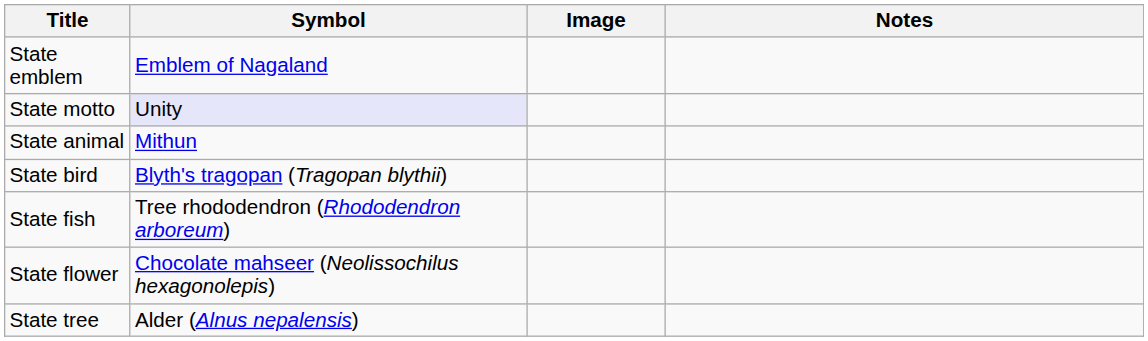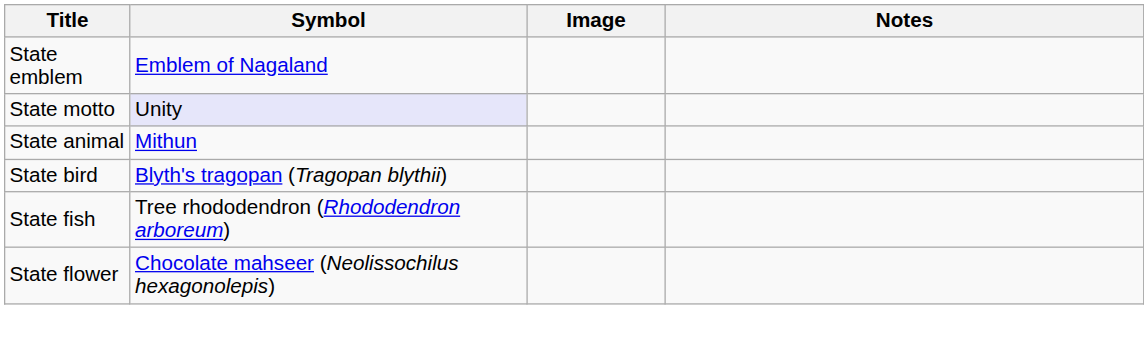- row: (54, 319)
